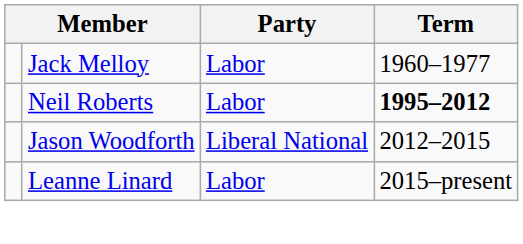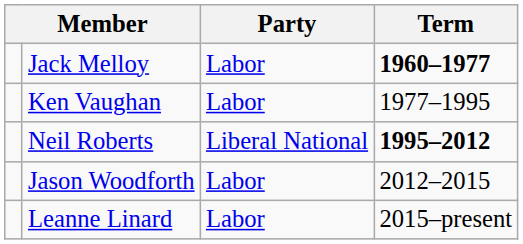(435, 63) normal -> (435, 63) bold
+ row: (94, 102)
(235, 102) Labor -> (287, 141) Liberal National
(287, 141) Liberal National -> (235, 180) Labor
